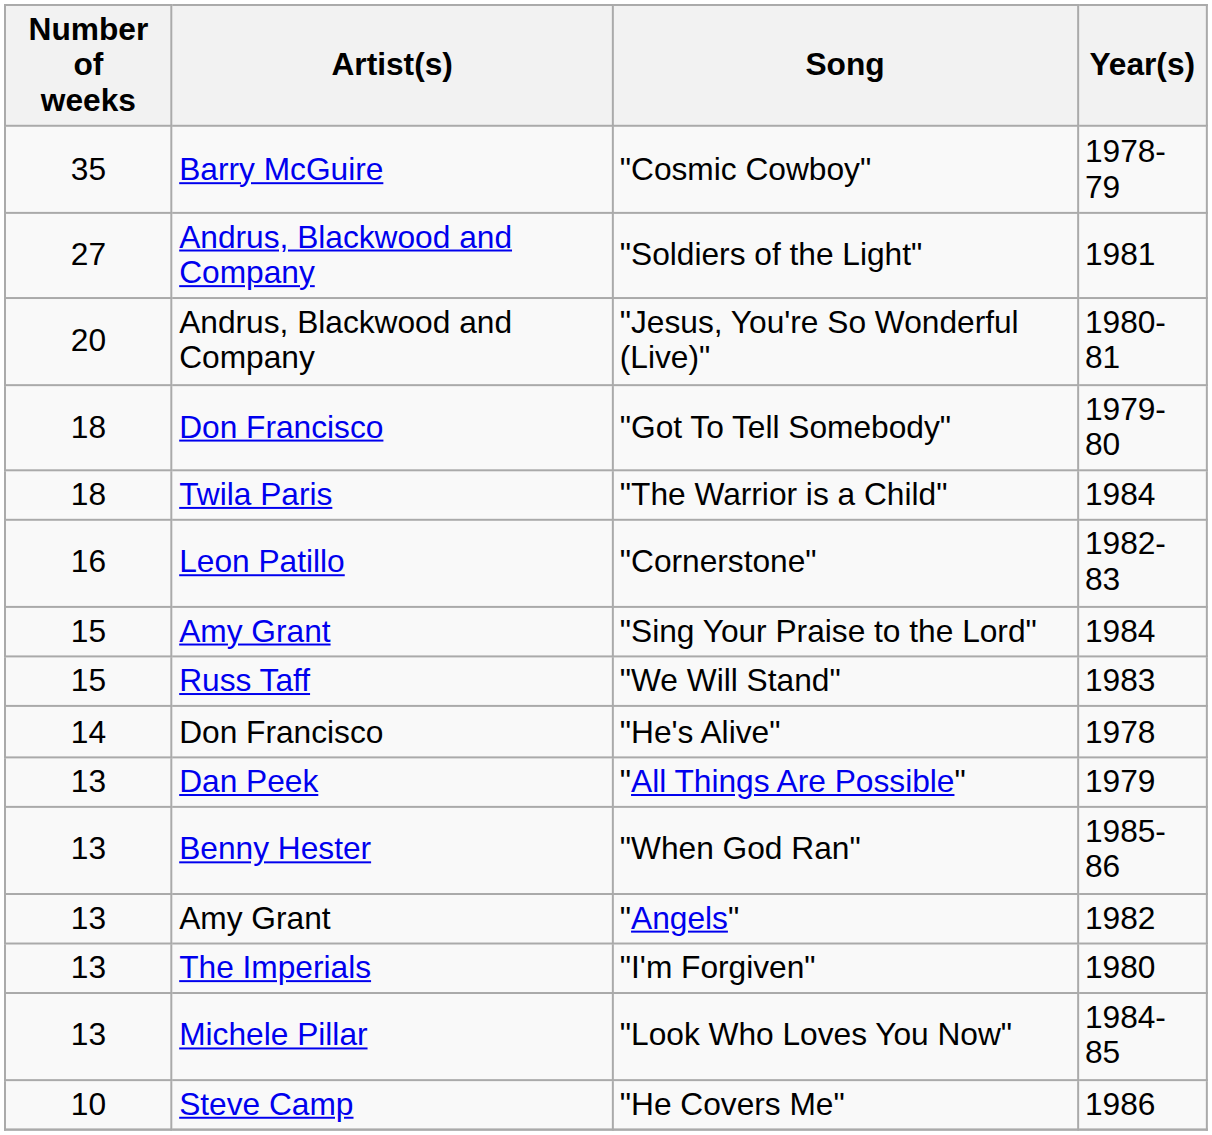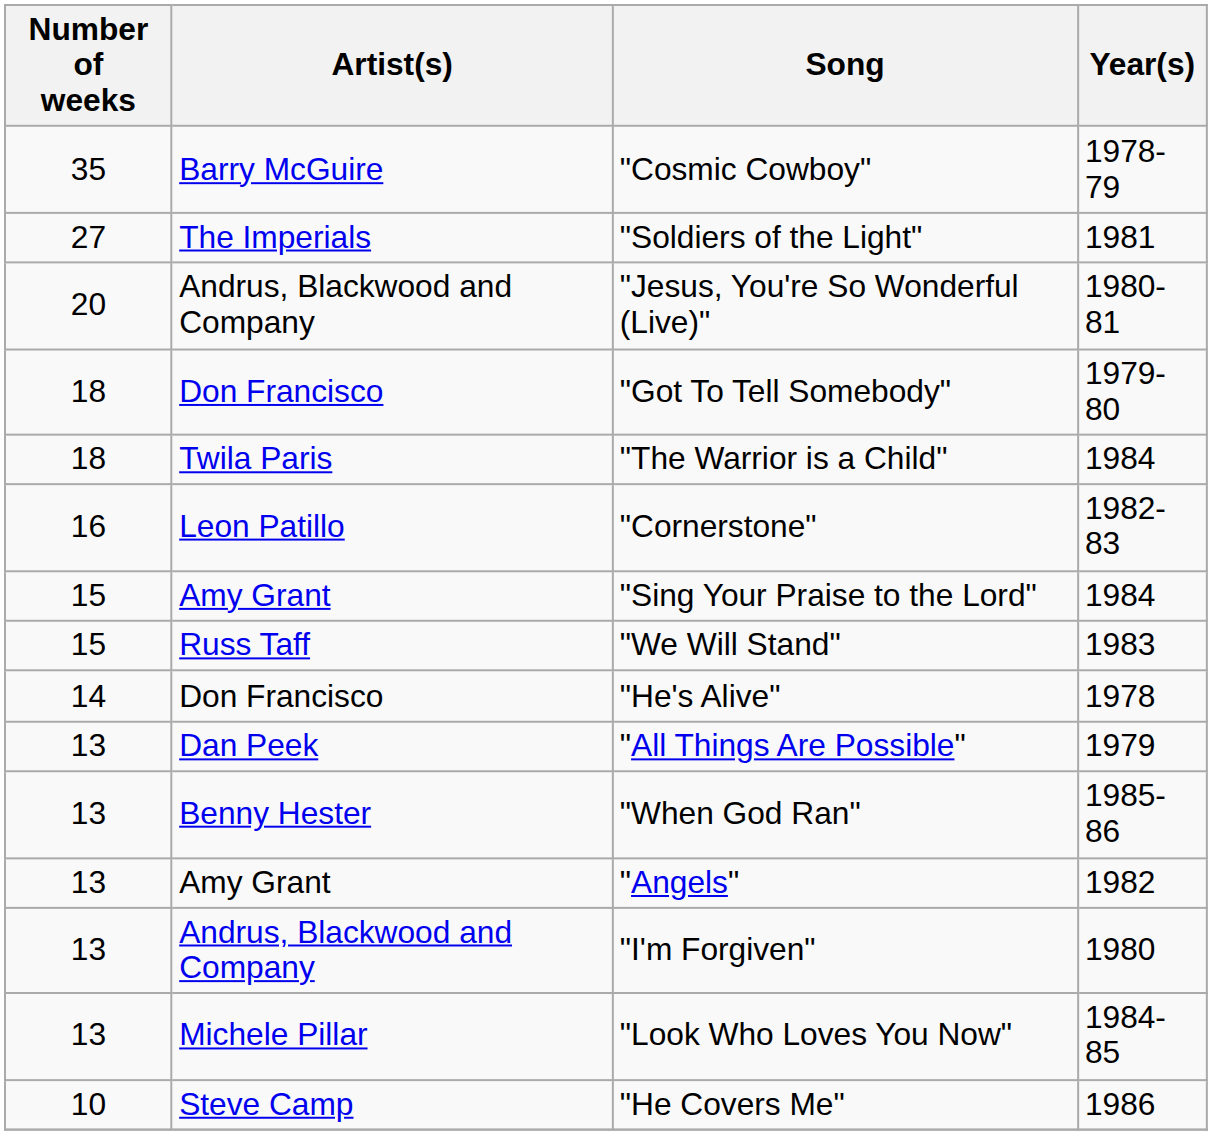(346, 254) Andrus, Blackwood and Company -> (275, 237) The Imperials
(275, 967) The Imperials -> (346, 950) Andrus, Blackwood and Company
